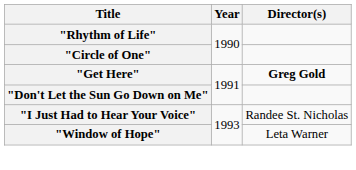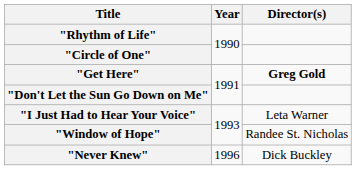(297, 114) Randee St. Nicholas -> (297, 114) Leta Warner
(297, 134) Leta Warner -> (297, 134) Randee St. Nicholas
+ row: (108, 154)
